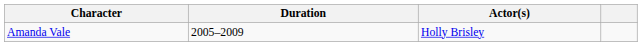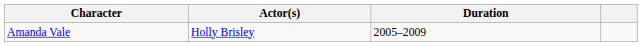columns swapped: (510, 13) <-> (303, 13)
